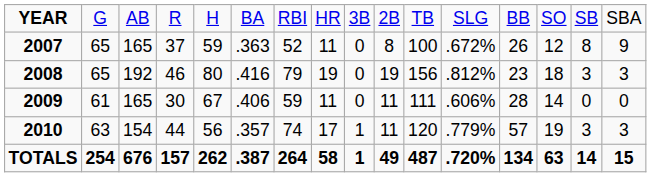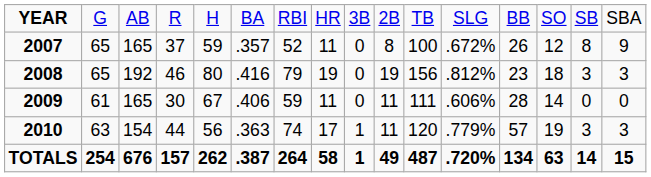(253, 46) .363 -> (253, 46) .357
(253, 130) .357 -> (253, 130) .363
